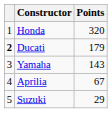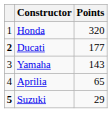(97, 47) 179 -> (97, 47) 177
(99, 82) 67 -> (99, 82) 65
(9, 99) normal -> (9, 99) bold
